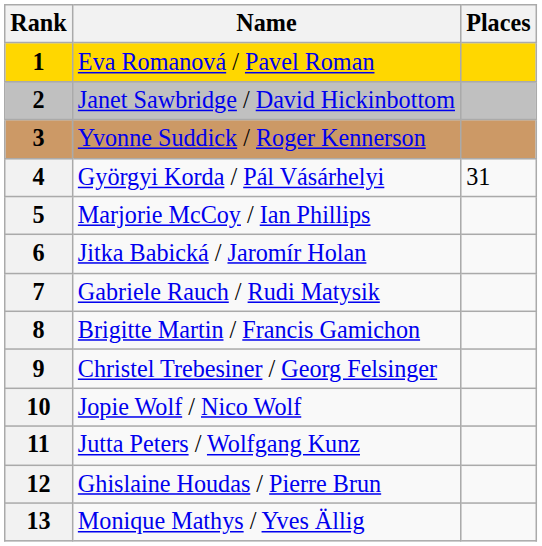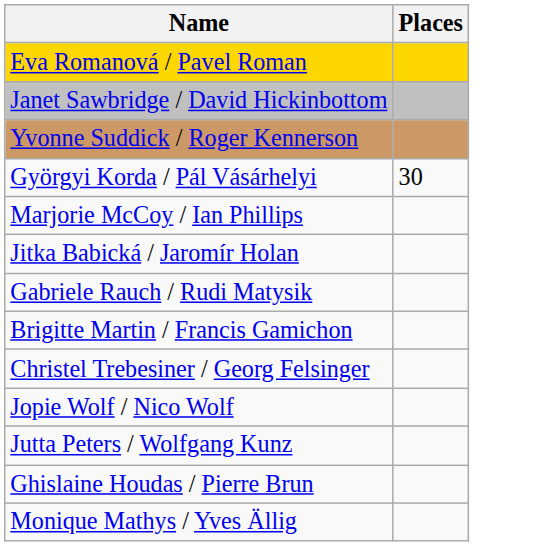- column: (39, 23)
(478, 176) 31 -> (411, 176) 30
